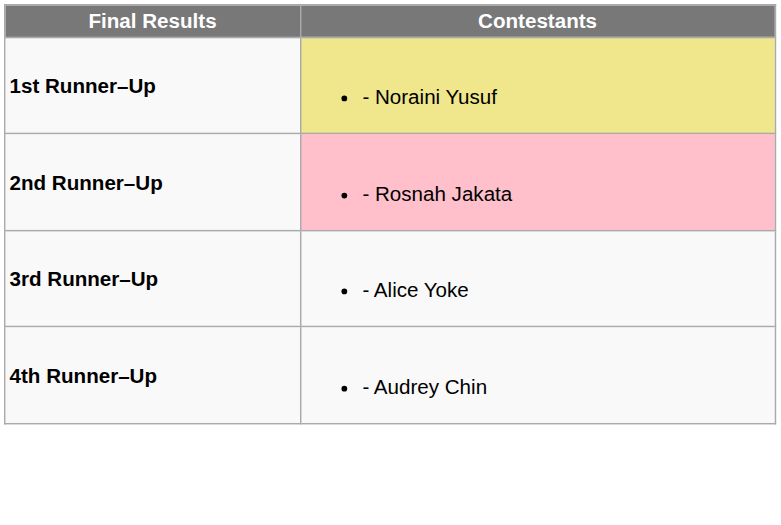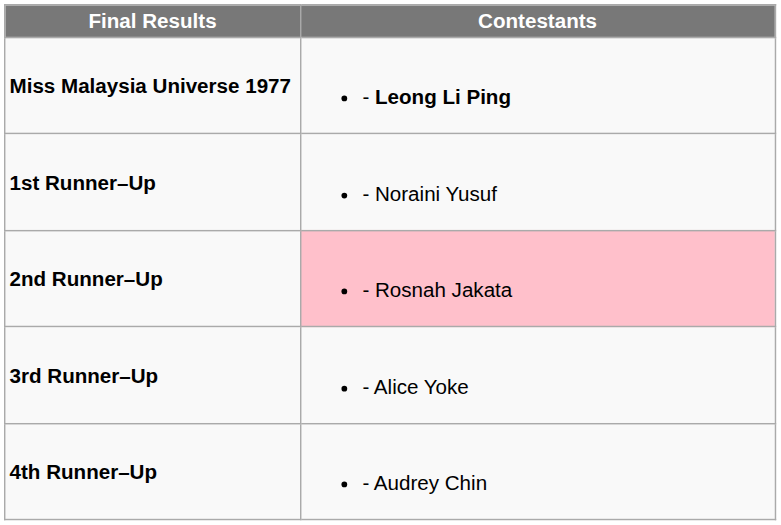+ row: (150, 86)
(538, 97) khaki background -> (538, 194) no background
